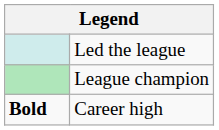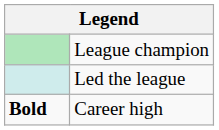rows swapped: (130, 49) <-> (142, 79)
